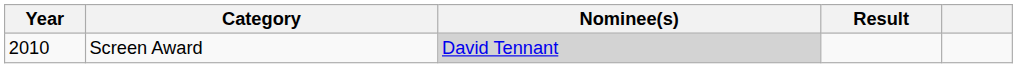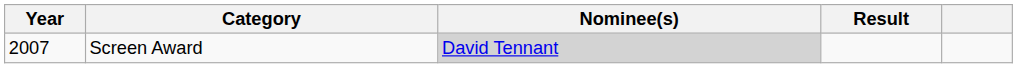(29, 47) 2010 -> (29, 47) 2007
